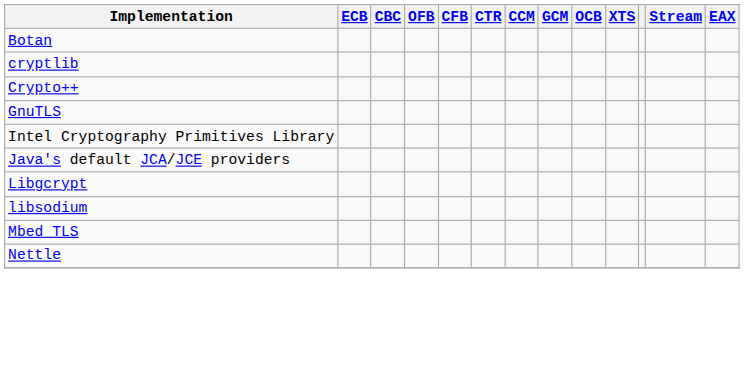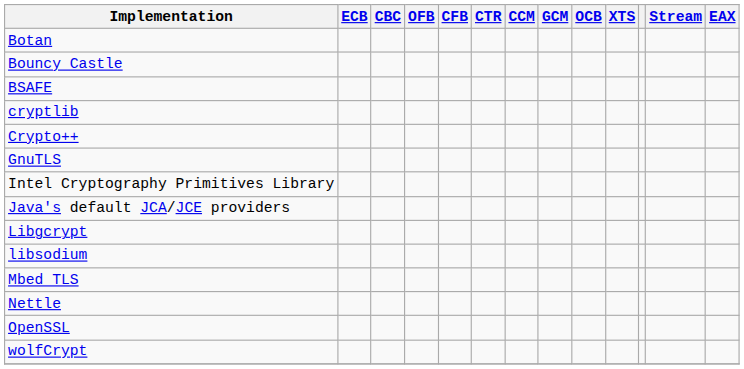+ row: (65, 64)
+ row: (30, 88)
+ row: (39, 328)
+ row: (48, 352)
